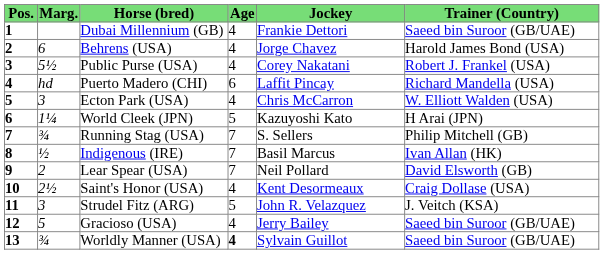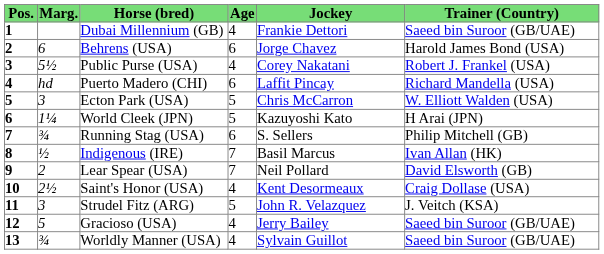(232, 48) 4 -> (232, 48) 6
(232, 100) 4 -> (232, 100) 5
(232, 135) 7 -> (232, 135) 6
(232, 240) bold -> (232, 240) normal
